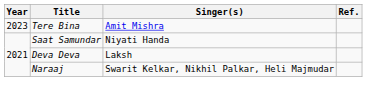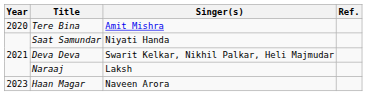(17, 26) 2023 -> (17, 26) 2020
(119, 55) Laksh -> (220, 55) Swarit Kelkar, Nikhil Palkar, Heli Majmudar
(220, 69) Swarit Kelkar, Nikhil Palkar, Heli Majmudar -> (119, 69) Laksh
+ row: (59, 84)
